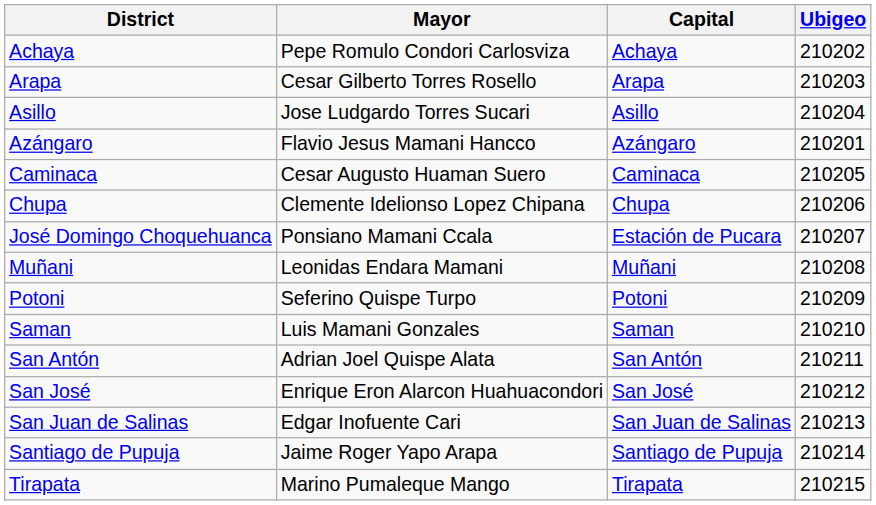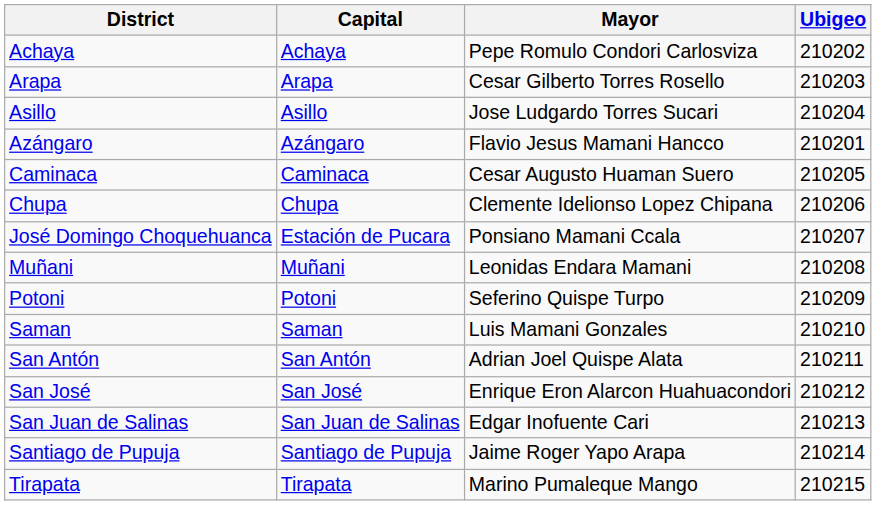columns swapped: (442, 19) <-> (702, 19)
